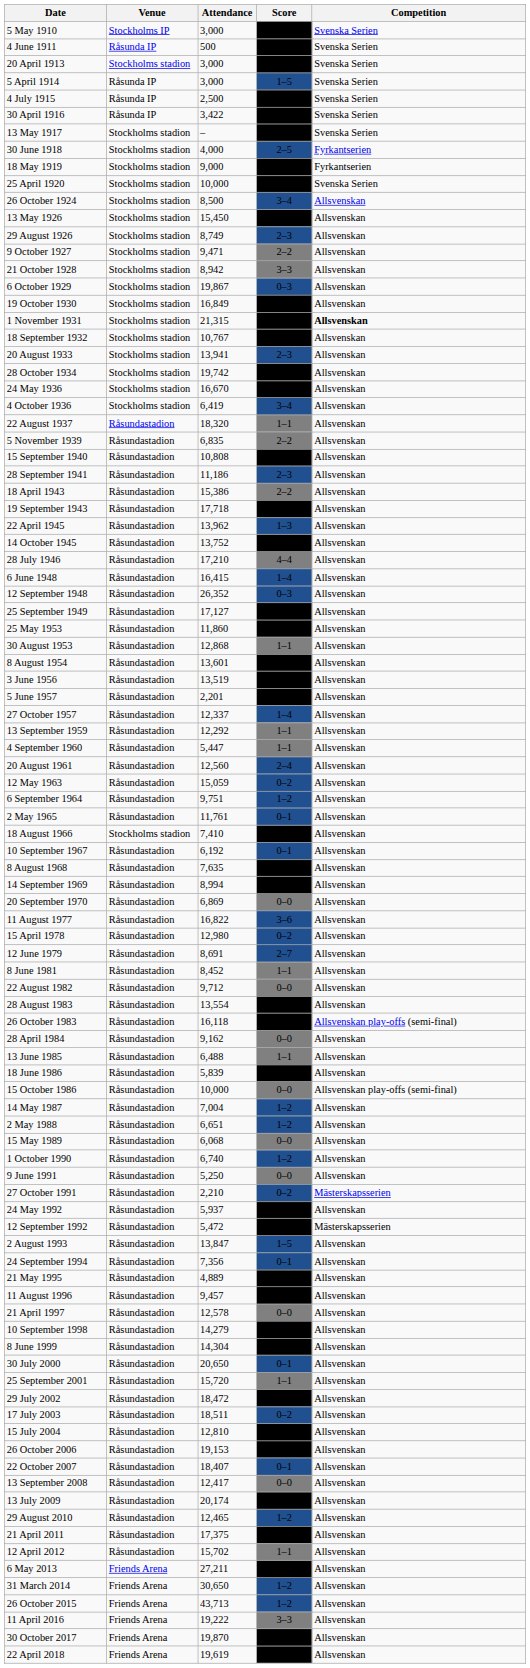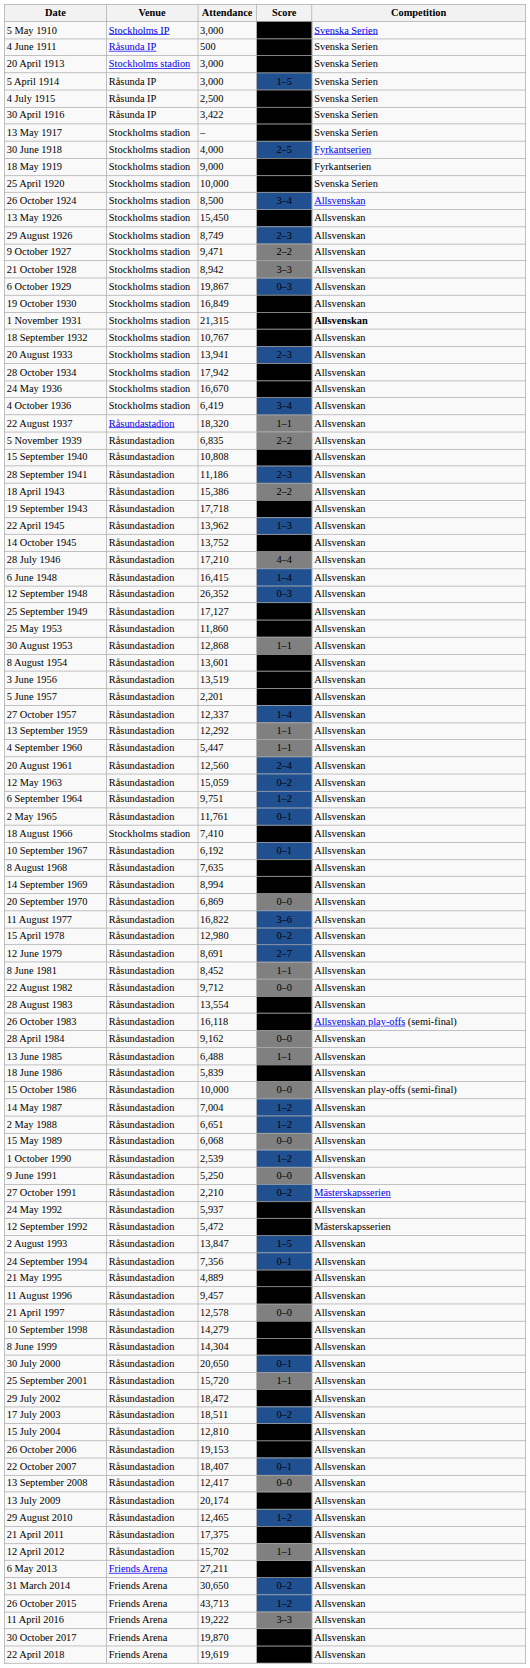(214, 372) 19,742 -> (214, 372) 17,942
(212, 1159) 6,740 -> (212, 1159) 2,539
(284, 1586) 1–2 -> (284, 1586) 0–2
